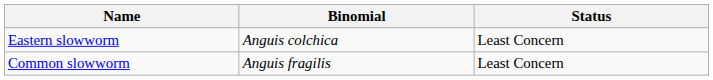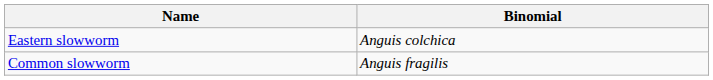- column: (591, 16)
